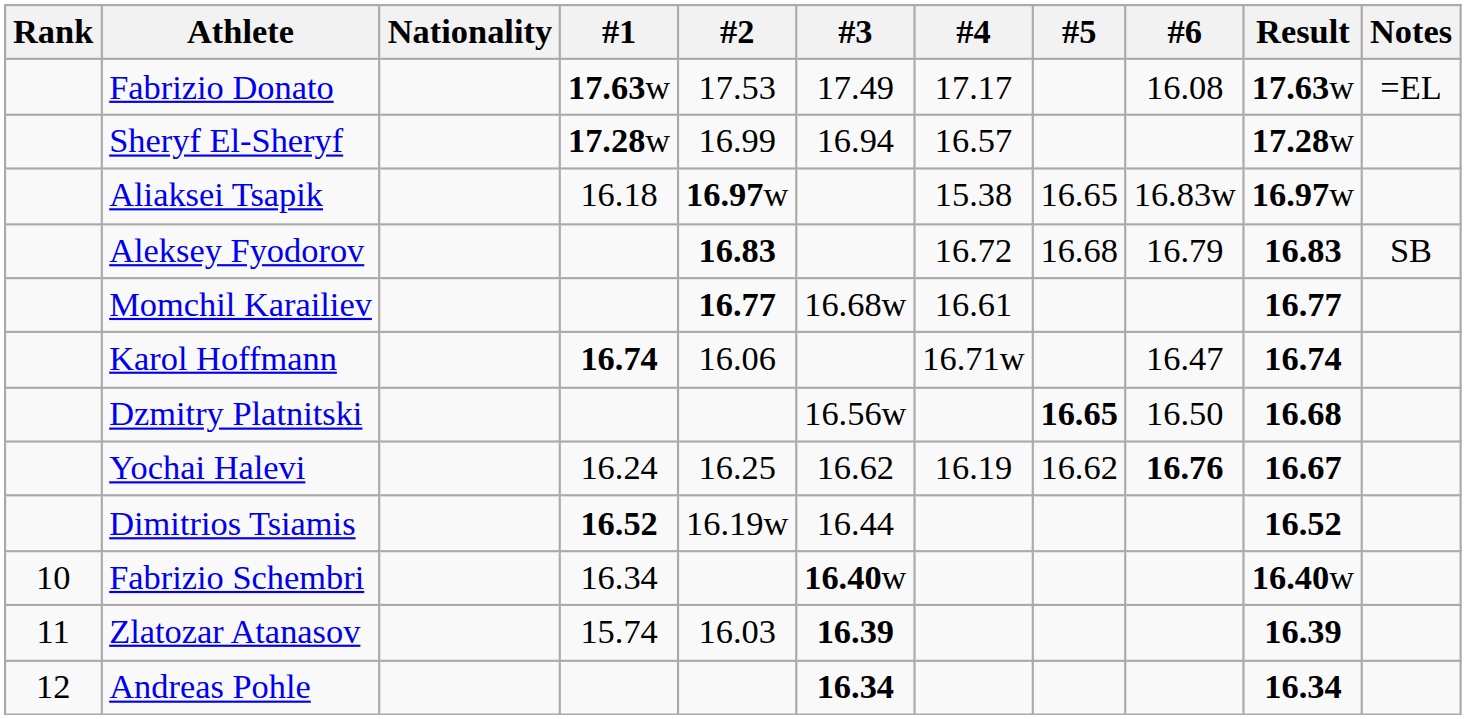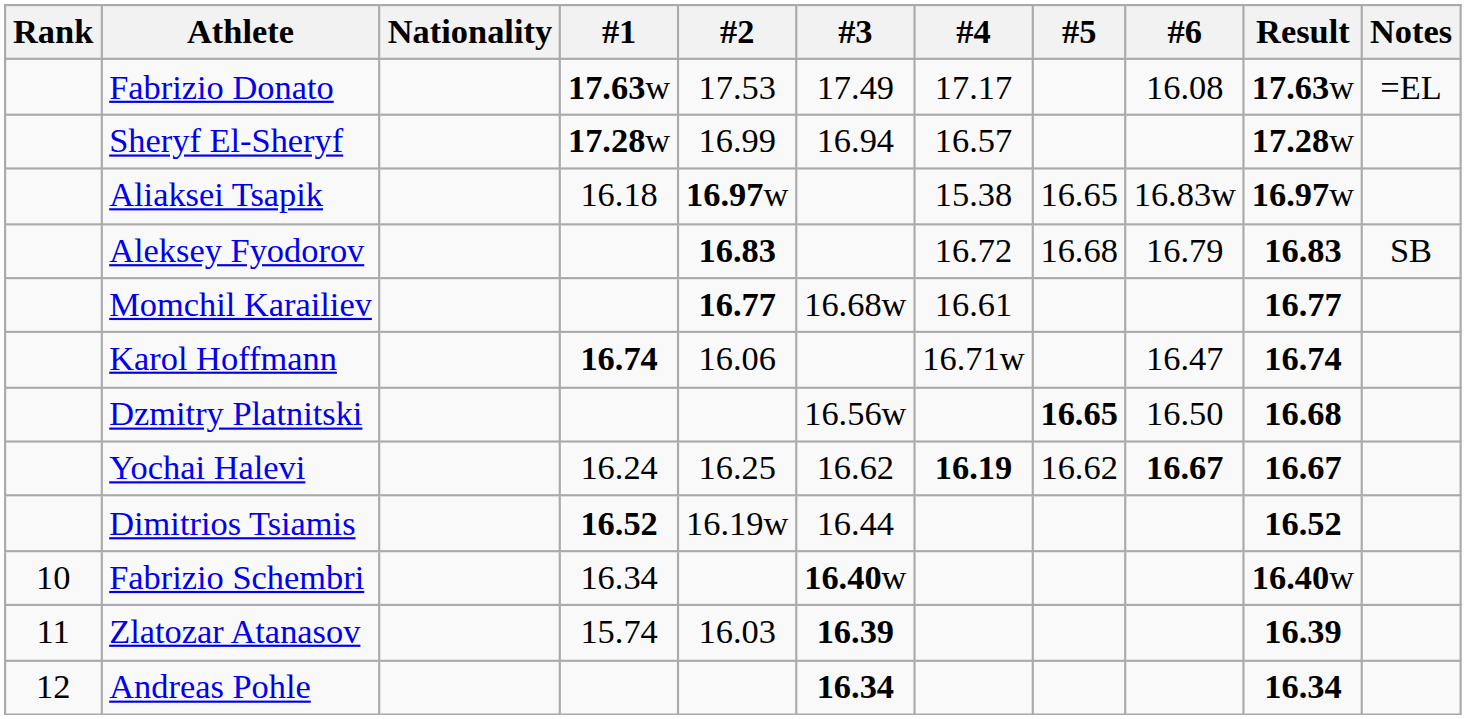(973, 468) normal -> (973, 468) bold
(1185, 468) 16.76 -> (1185, 468) 16.67
